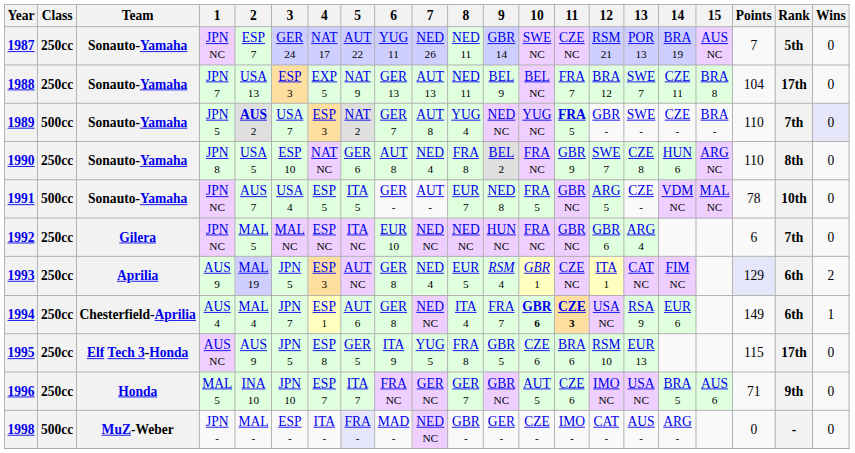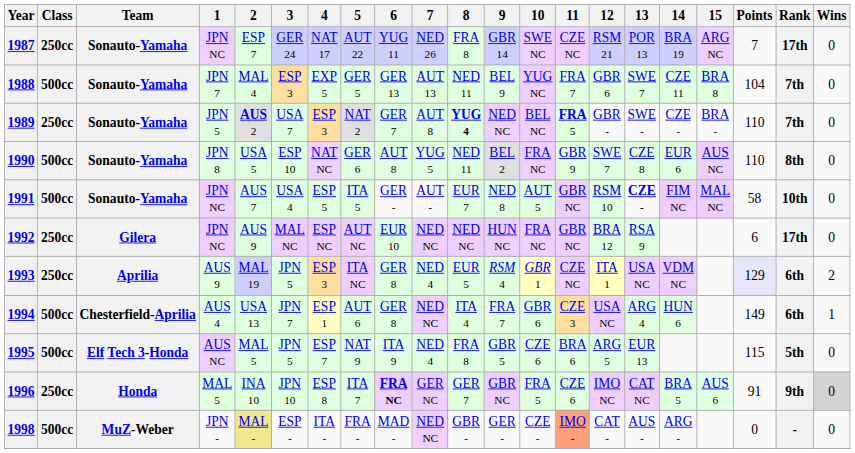(466, 46) NED 11 -> (466, 46) FRA 8
(715, 46) AUS NC -> (715, 46) ARG NC
(794, 46) 5th -> (795, 46) 17th
(57, 84) 250cc -> (57, 84) 500cc
(253, 84) USA 13 -> (253, 84) MAL 4
(358, 84) NAT 9 -> (358, 84) GER 5
(537, 84) BEL NC -> (538, 84) YUG NC
(606, 84) BRA 12 -> (607, 84) GBR 6
(794, 84) 17th -> (795, 84) 7th
(57, 122) 500cc -> (57, 122) 250cc
(466, 122) normal -> (466, 122) bold
(537, 122) YUG NC -> (538, 122) BEL NC
(831, 122) lavender background -> (832, 122) no background
(57, 161) 250cc -> (57, 161) 500cc
(430, 161) NED 4 -> (430, 161) YUG 5
(466, 161) FRA 8 -> (466, 161) NED 11
(677, 161) HUN 6 -> (678, 161) EUR 6
(715, 161) ARG NC -> (715, 161) AUS NC
(537, 199) FRA 5 -> (538, 199) AUT 5
(606, 199) ARG 5 -> (607, 199) RSM 10
(641, 199) normal -> (642, 199) bold
(677, 199) VDM NC -> (678, 199) FIM NC
(754, 199) 78 -> (755, 199) 58
(253, 237) MAL 5 -> (253, 237) AUS 9
(358, 237) ITA NC -> (358, 237) AUT NC
(606, 237) GBR 6 -> (607, 237) BRA 12
(641, 237) ARG 4 -> (642, 237) RSA 9
(794, 237) 7th -> (795, 237) 17th
(358, 276) AUT NC -> (358, 276) ITA NC
(641, 276) CAT NC -> (642, 276) USA NC
(677, 276) FIM NC -> (678, 276) VDM NC
(57, 314) 250cc -> (57, 314) 500cc
(253, 314) MAL 4 -> (253, 314) USA 13
(537, 314) bold -> (538, 314) normal
(572, 314) bold -> (573, 314) normal
(641, 314) RSA 9 -> (642, 314) ARG 4
(677, 314) EUR 6 -> (678, 314) HUN 6
(57, 352) 250cc -> (57, 352) 500cc
(253, 352) AUS 9 -> (253, 352) MAL 5
(324, 352) ESP 8 -> (324, 352) ESP 7
(358, 352) GER 5 -> (358, 352) NAT 9
(430, 352) YUG 5 -> (430, 352) NED 4
(606, 352) RSM 10 -> (607, 352) ARG 5
(794, 352) 17th -> (795, 352) 5th
(324, 391) ESP 7 -> (324, 391) ESP 8
(394, 391) normal -> (394, 391) bold
(537, 391) AUT 5 -> (538, 391) FRA 5
(641, 391) USA NC -> (642, 391) CAT NC
(754, 391) 71 -> (755, 391) 91
(831, 391) no background -> (832, 391) lightgrey background
(253, 429) no background -> (253, 429) khaki background
(358, 429) lavender background -> (358, 429) no background
(572, 429) no background -> (573, 429) lightsalmon background
